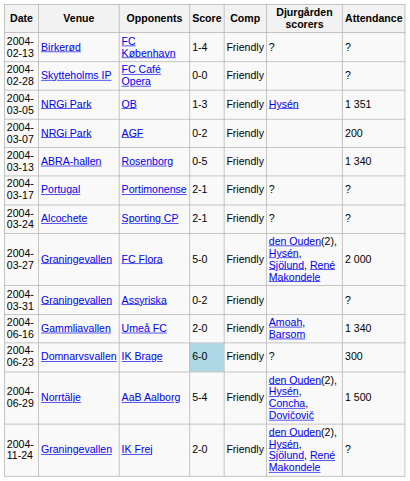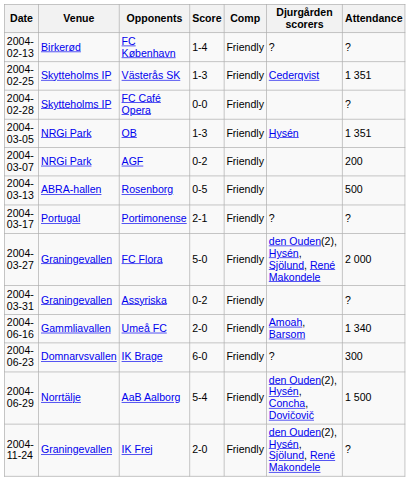+ row: (151, 76)
(358, 161) 1 340 -> (354, 190) 500
- row: (150, 219)
(200, 357) lightblue background -> (200, 357) no background
